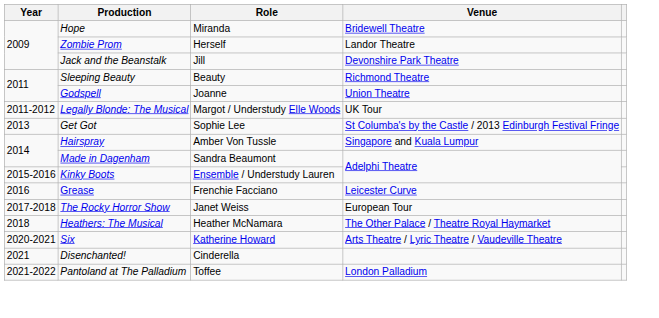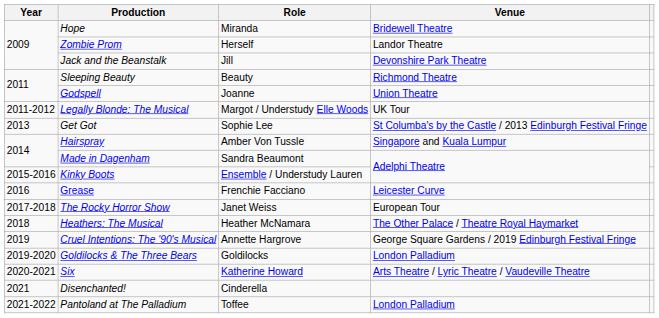+ row: (138, 239)
+ row: (129, 256)
